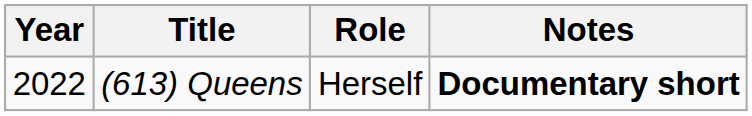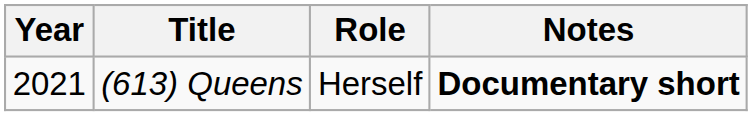(49, 82) 2022 -> (49, 82) 2021
